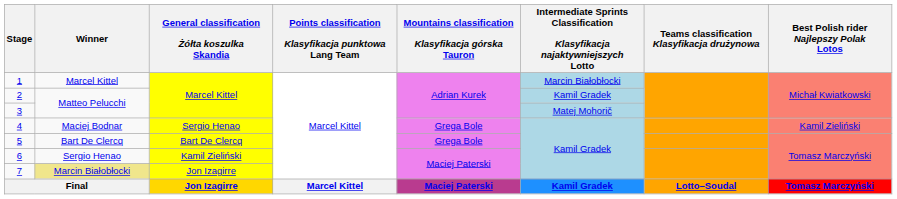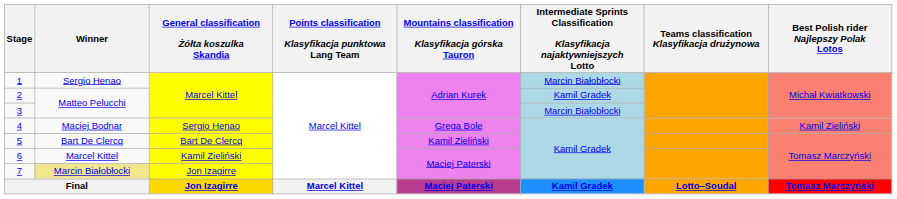(92, 81) Marcel Kittel -> (92, 81) Sergio Henao
(582, 111) Matej Mohorič -> (582, 111) Marcin Białobłocki
(459, 141) Grega Bole -> (459, 141) Kamil Zieliński
(92, 156) Sergio Henao -> (92, 156) Marcel Kittel
